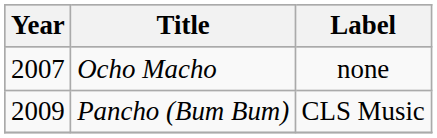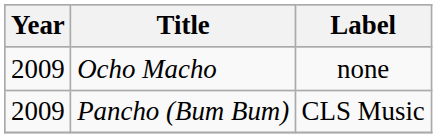(38, 68) 2007 -> (38, 68) 2009
